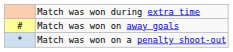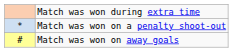rows swapped: (108, 26) <-> (132, 40)
